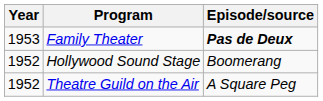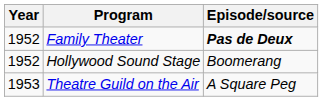(24, 38) 1953 -> (24, 38) 1952
(24, 84) 1952 -> (24, 84) 1953
